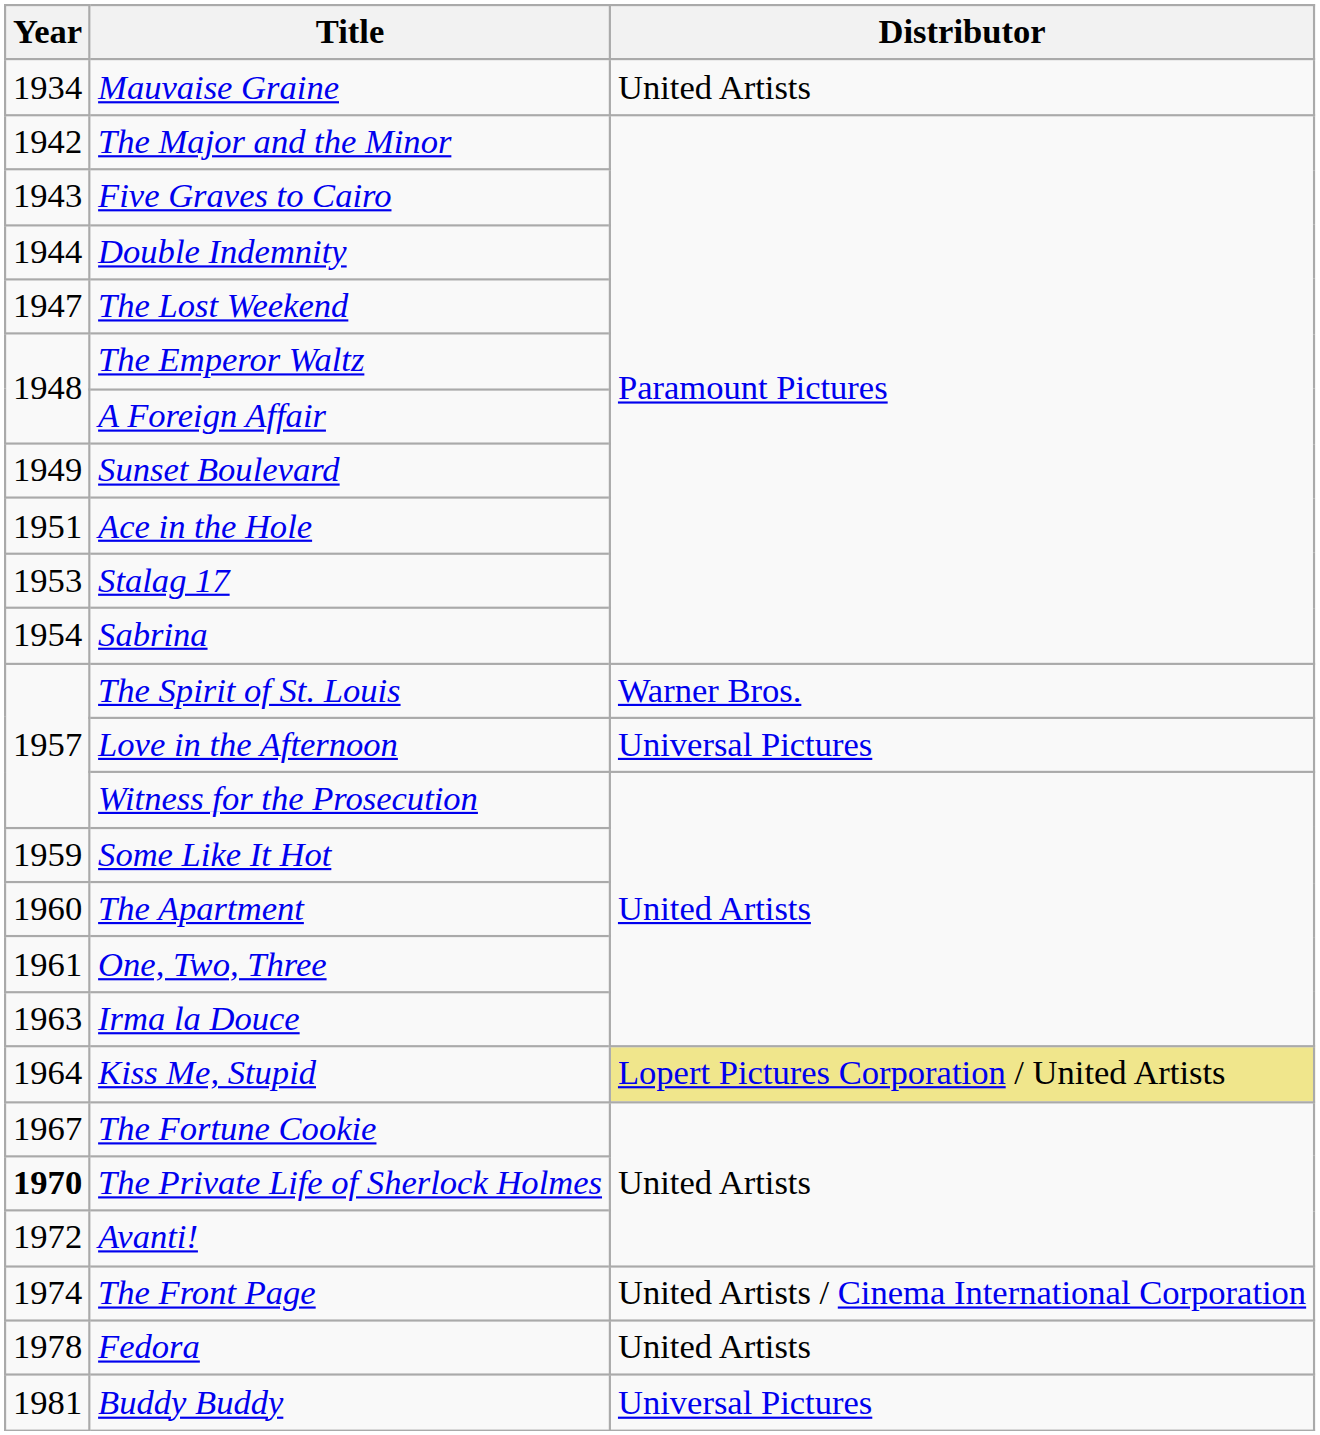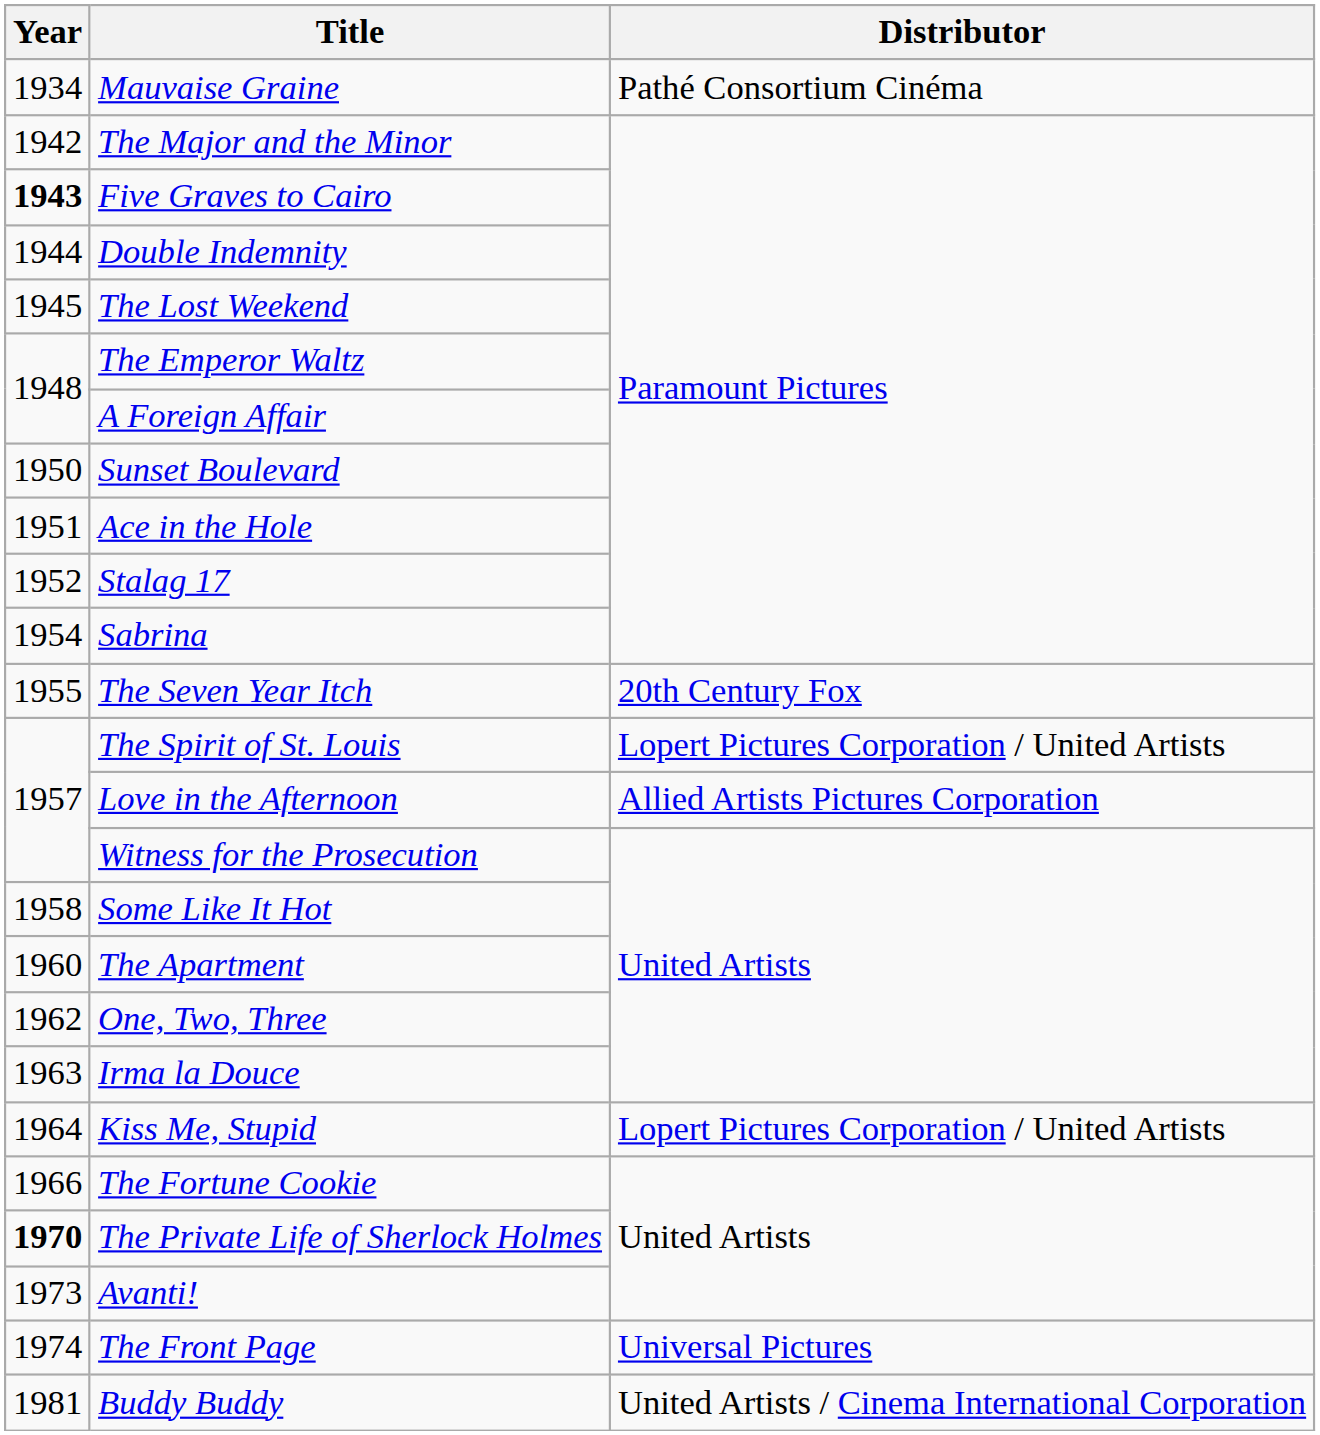(714, 86) United Artists -> (800, 86) Pathé Consortium Cinéma
(48, 196) normal -> (48, 196) bold
(48, 305) 1947 -> (48, 305) 1945
(48, 470) 1949 -> (48, 470) 1950
(48, 580) 1953 -> (48, 580) 1952
+ row: (235, 689)
(710, 689) Warner Bros. -> (922, 744) Lopert Pictures Corporation / United Artists
(745, 744) Universal Pictures -> (858, 799) Allied Artists Pictures Corporation
(48, 854) 1959 -> (48, 908) 1958
(48, 963) 1961 -> (48, 1018) 1962
(922, 1073) khaki background -> (922, 1128) no background
(48, 1128) 1967 -> (48, 1182) 1966
(48, 1237) 1972 -> (48, 1292) 1973
(962, 1292) United Artists / Cinema International Corporation -> (745, 1347) Universal Pictures
- row: (149, 1347)
(745, 1402) Universal Pictures -> (962, 1402) United Artists / Cinema International Corporation
